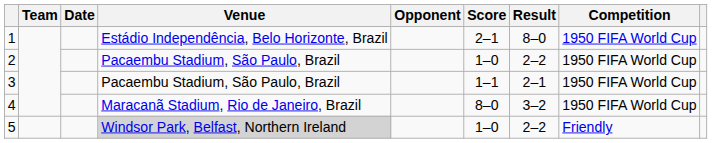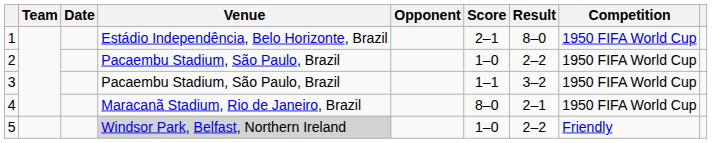(534, 82) 2–1 -> (534, 82) 3–2
(534, 104) 3–2 -> (534, 104) 2–1
